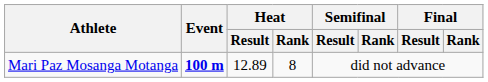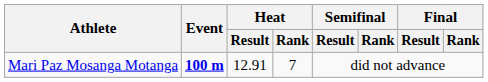(250, 65) 12.89 -> (250, 65) 12.91
(293, 65) 8 -> (293, 65) 7
